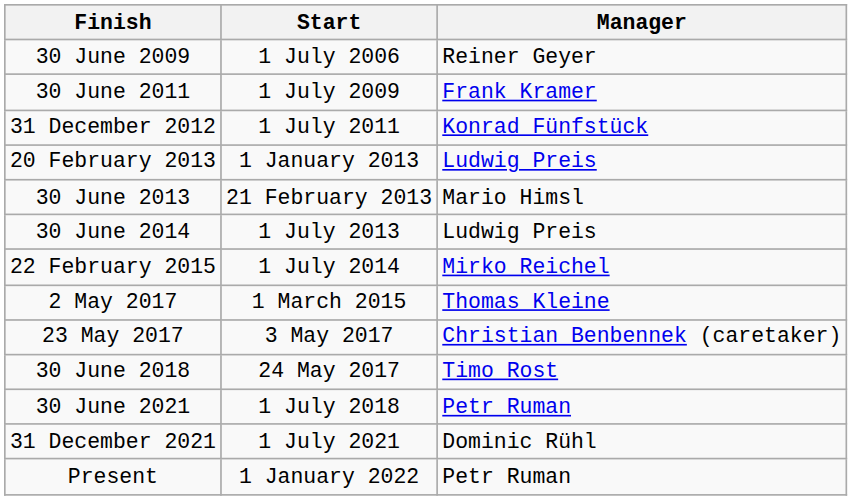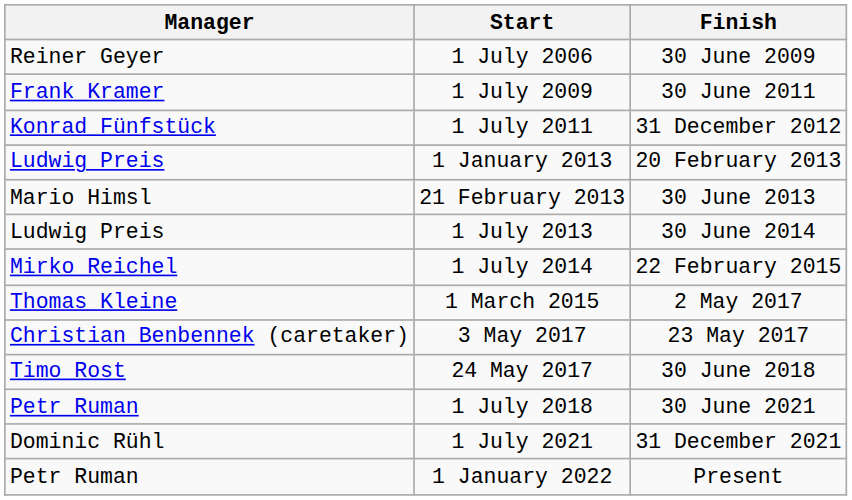columns swapped: (642, 22) <-> (113, 22)
